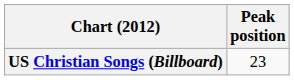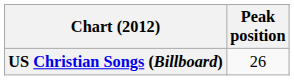(258, 61) 23 -> (258, 61) 26
